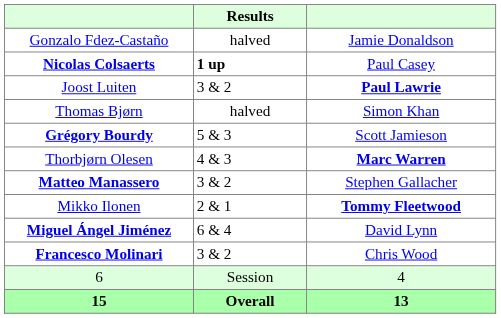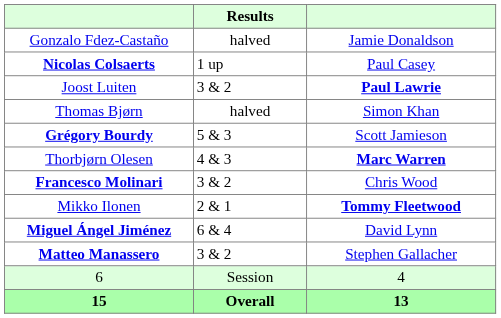(211, 63) bold -> (210, 63) normal
rows swapped: (99, 182) <-> (99, 253)
